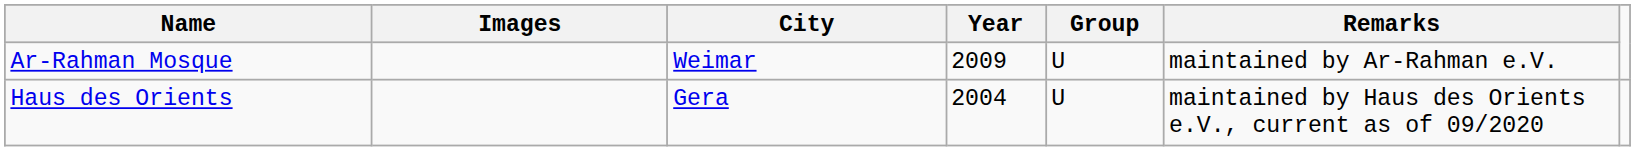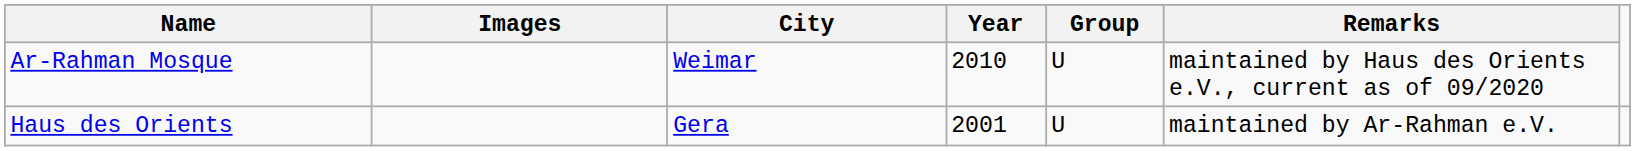(979, 61) 2009 -> (979, 61) 2010
(1363, 61) maintained by Ar-Rahman e.V. -> (1377, 75) maintained by Haus des Orients e.V., current as of 09/2020
(979, 99) 2004 -> (979, 126) 2001
(1377, 113) maintained by Haus des Orients e.V., current as of 09/2020 -> (1363, 126) maintained by Ar-Rahman e.V.
